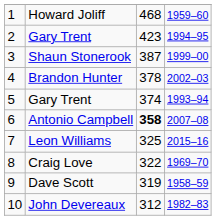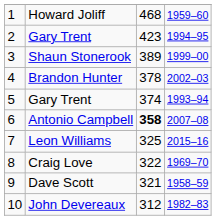(150, 57) 387 -> (150, 57) 389
(150, 183) 319 -> (150, 183) 321
